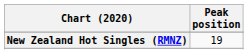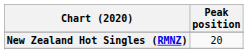(216, 40) 19 -> (216, 40) 20
